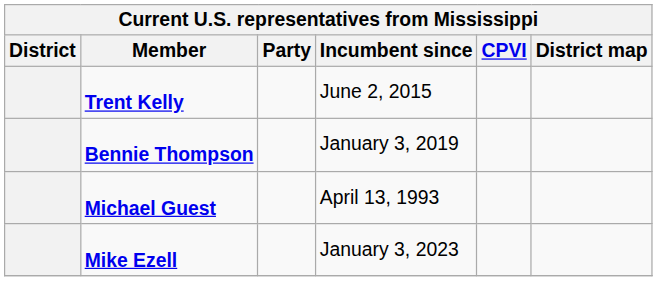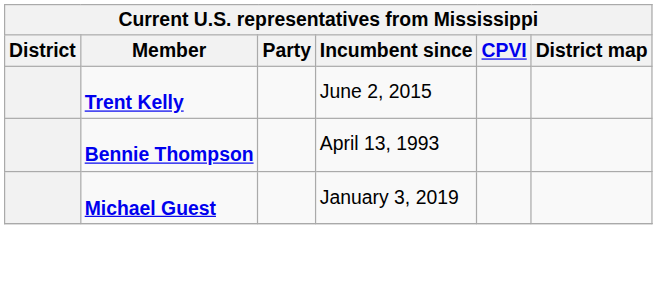(389, 144) January 3, 2019 -> (380, 144) April 13, 1993
(380, 197) April 13, 1993 -> (389, 197) January 3, 2019
- row: (131, 260)
